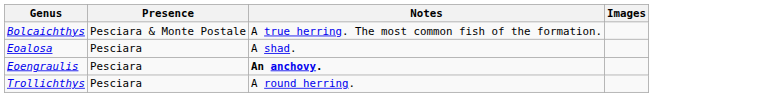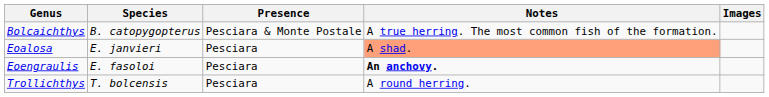+ column: (145, 13)
(274, 48) no background -> (389, 48) lightsalmon background
